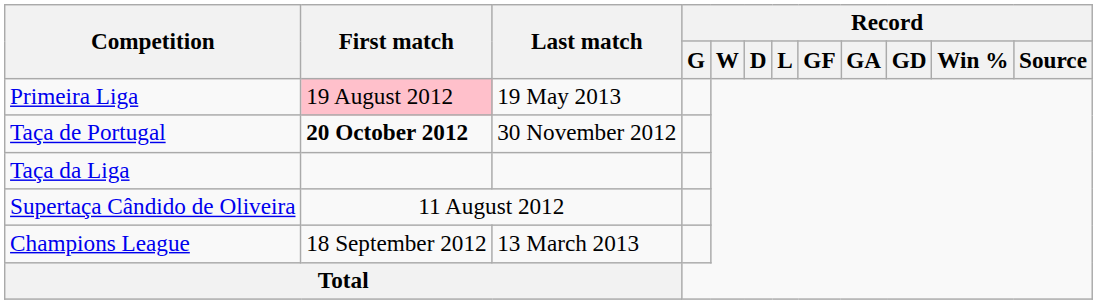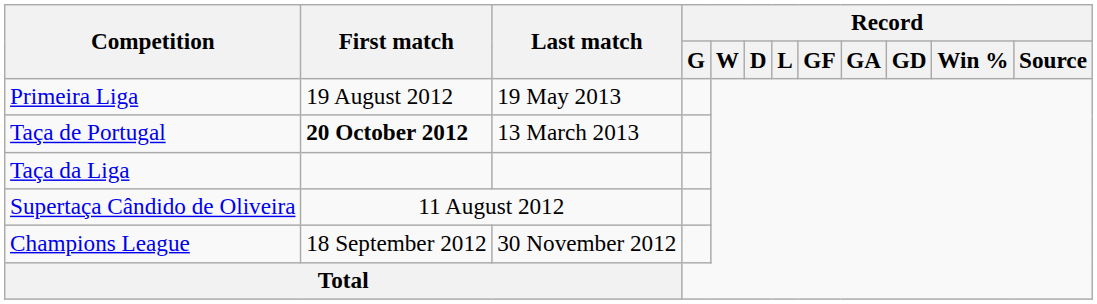(380, 96) pink background -> (380, 96) no background
(587, 133) 30 November 2012 -> (568, 133) 13 March 2013
(568, 243) 13 March 2013 -> (587, 243) 30 November 2012
